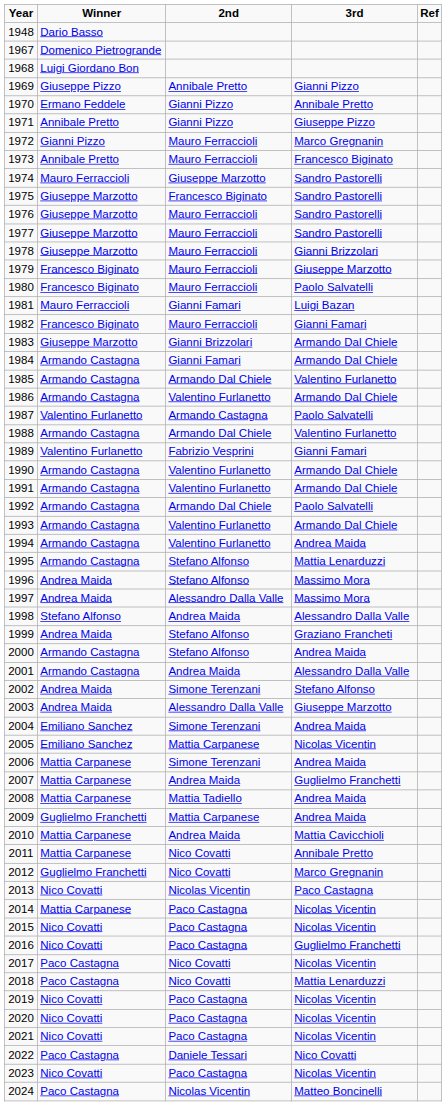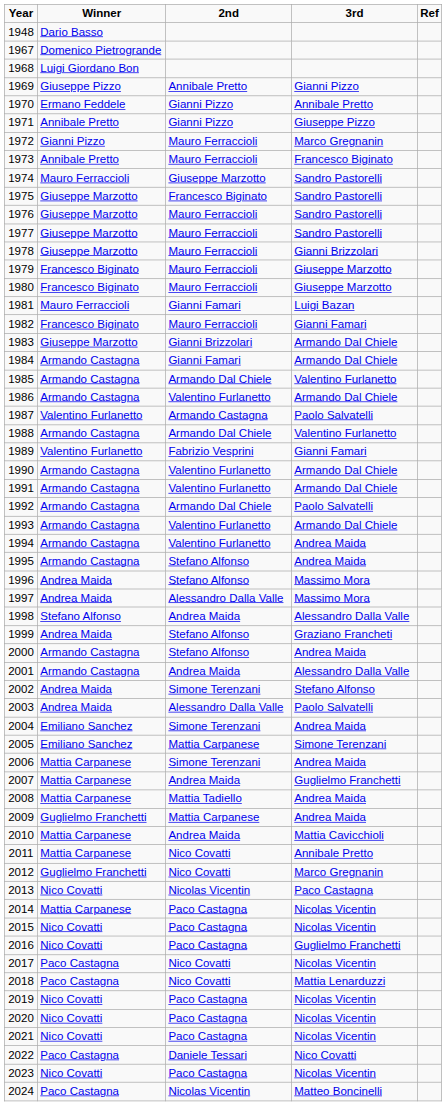(334, 287) Paolo Salvatelli -> (343, 287) Giuseppe Marzotto
(340, 561) Mattia Lenarduzzi -> (330, 561) Andrea Maida
(343, 707) Giuseppe Marzotto -> (334, 707) Paolo Salvatelli
(335, 744) Nicolas Vicentin -> (340, 744) Simone Terenzani
